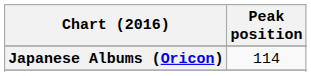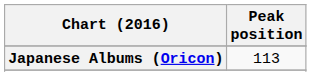(266, 58) 114 -> (266, 58) 113
